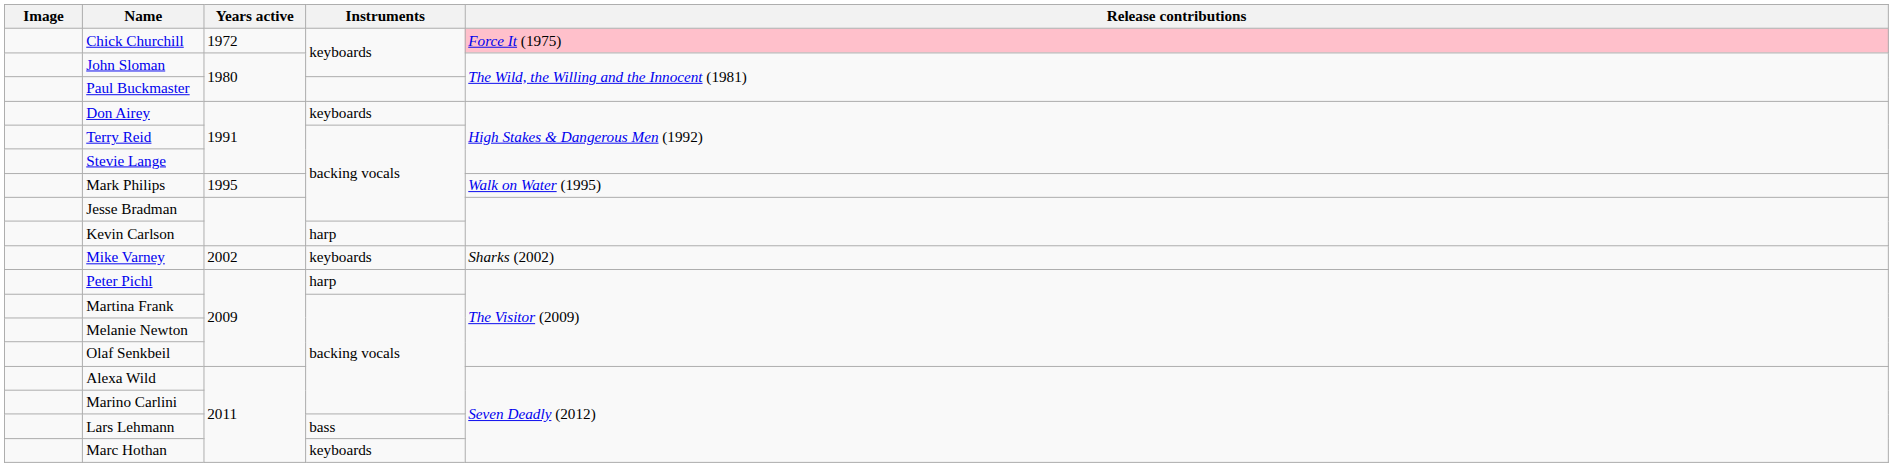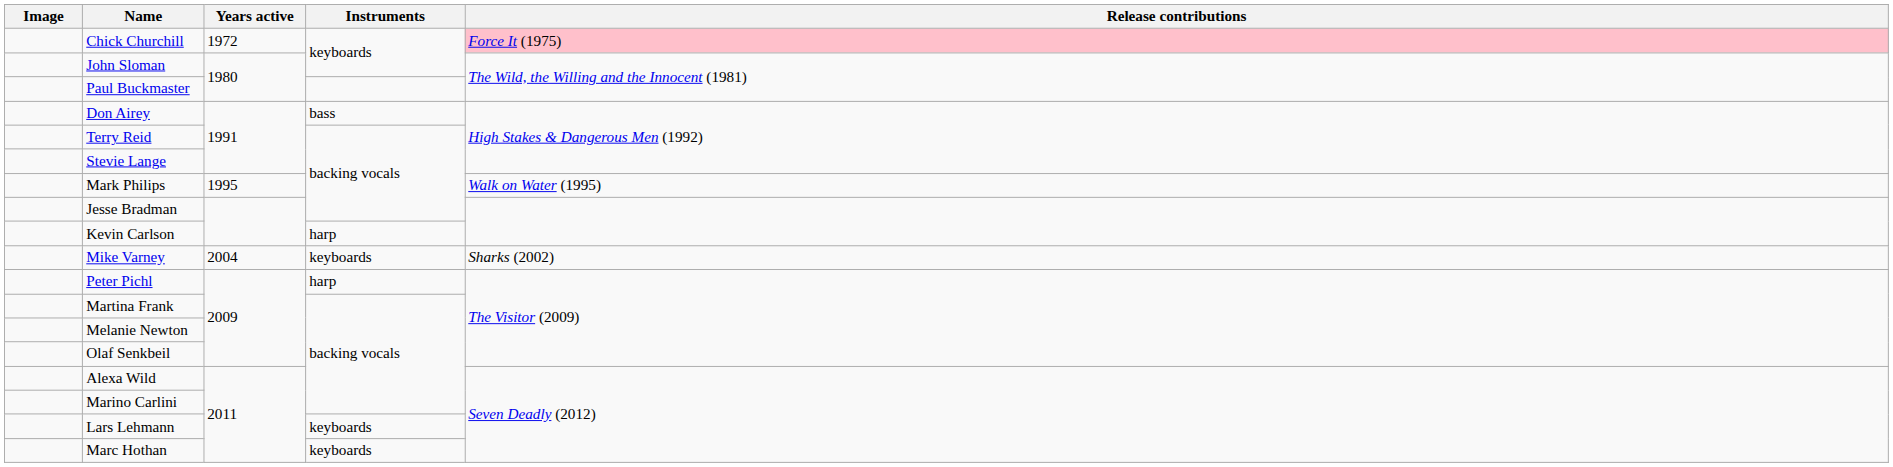(340, 112) keyboards -> (322, 112) bass
(222, 257) 2002 -> (222, 257) 2004
(322, 426) bass -> (340, 426) keyboards
